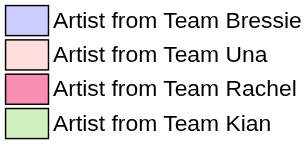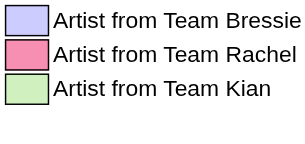- row: (160, 54)
